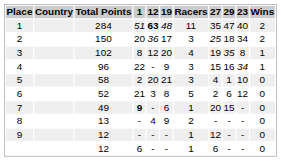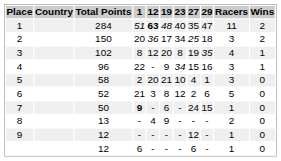columns swapped: (243, 12) <-> (191, 12)
(103, 107) 49 -> (103, 107) 50
(216, 107) 20 -> (193, 107) 24
